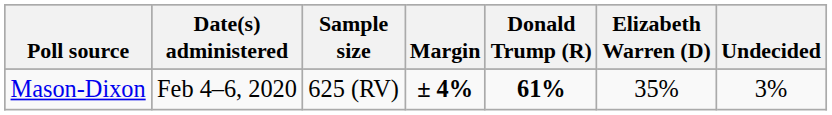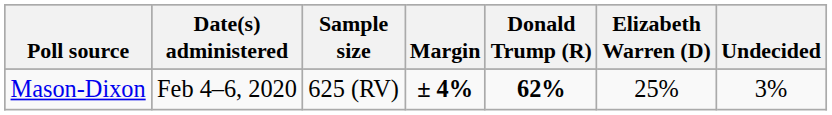(541, 89) 61% -> (541, 89) 62%
(657, 89) 35% -> (657, 89) 25%
